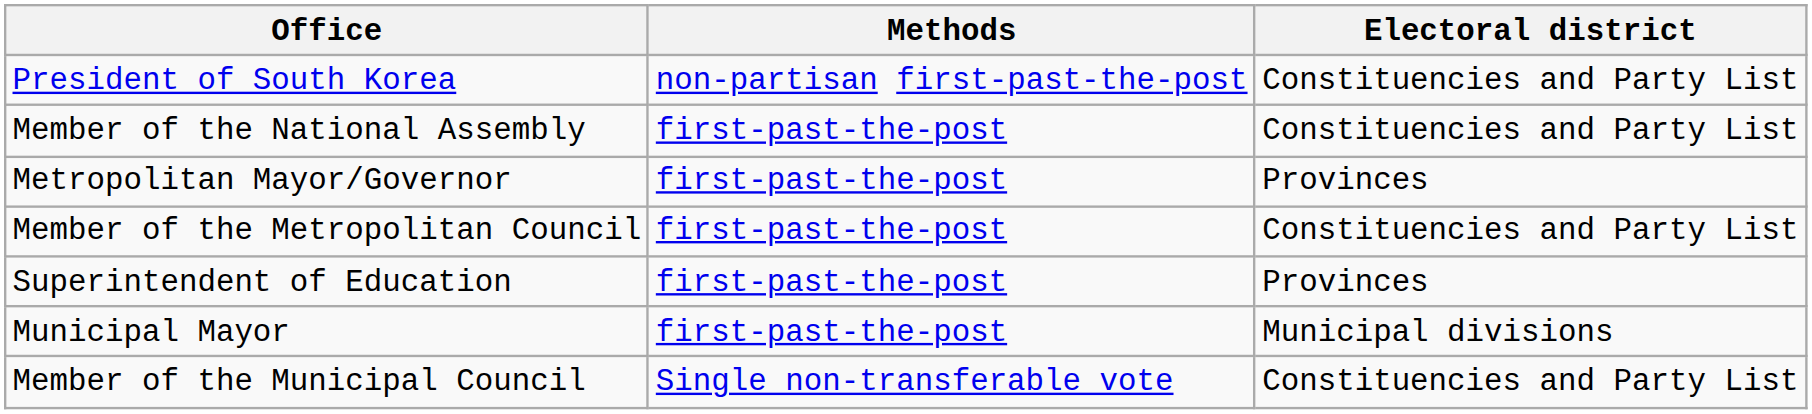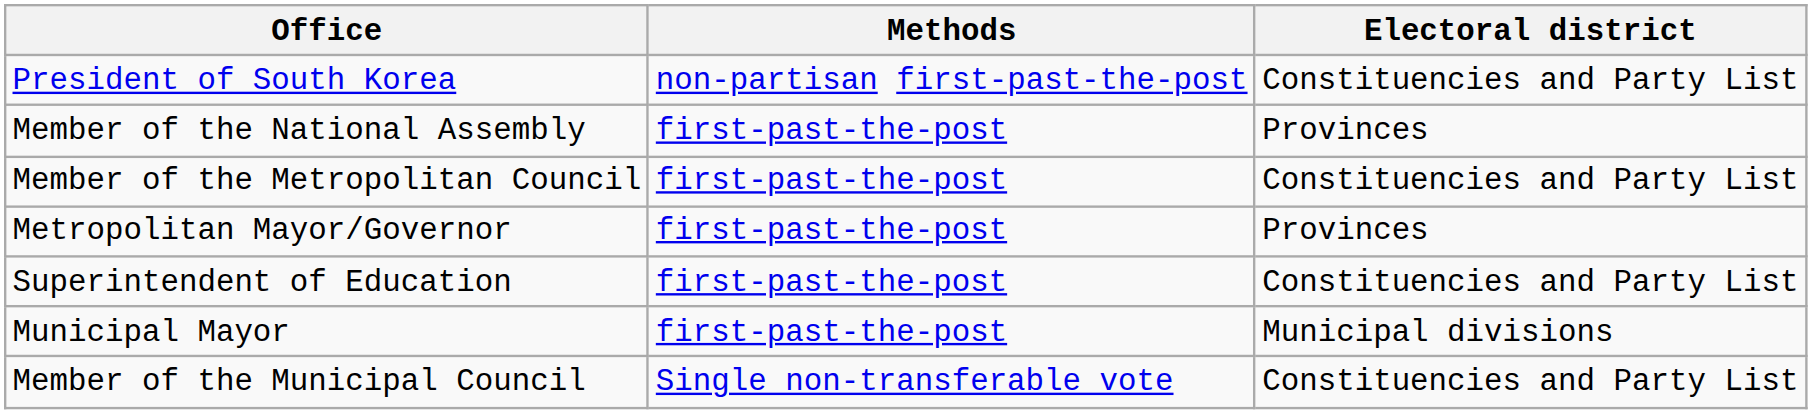(1530, 131) Constituencies and Party List -> (1345, 131) Provinces
rows swapped: (262, 181) <-> (327, 231)
(1345, 281) Provinces -> (1530, 281) Constituencies and Party List
